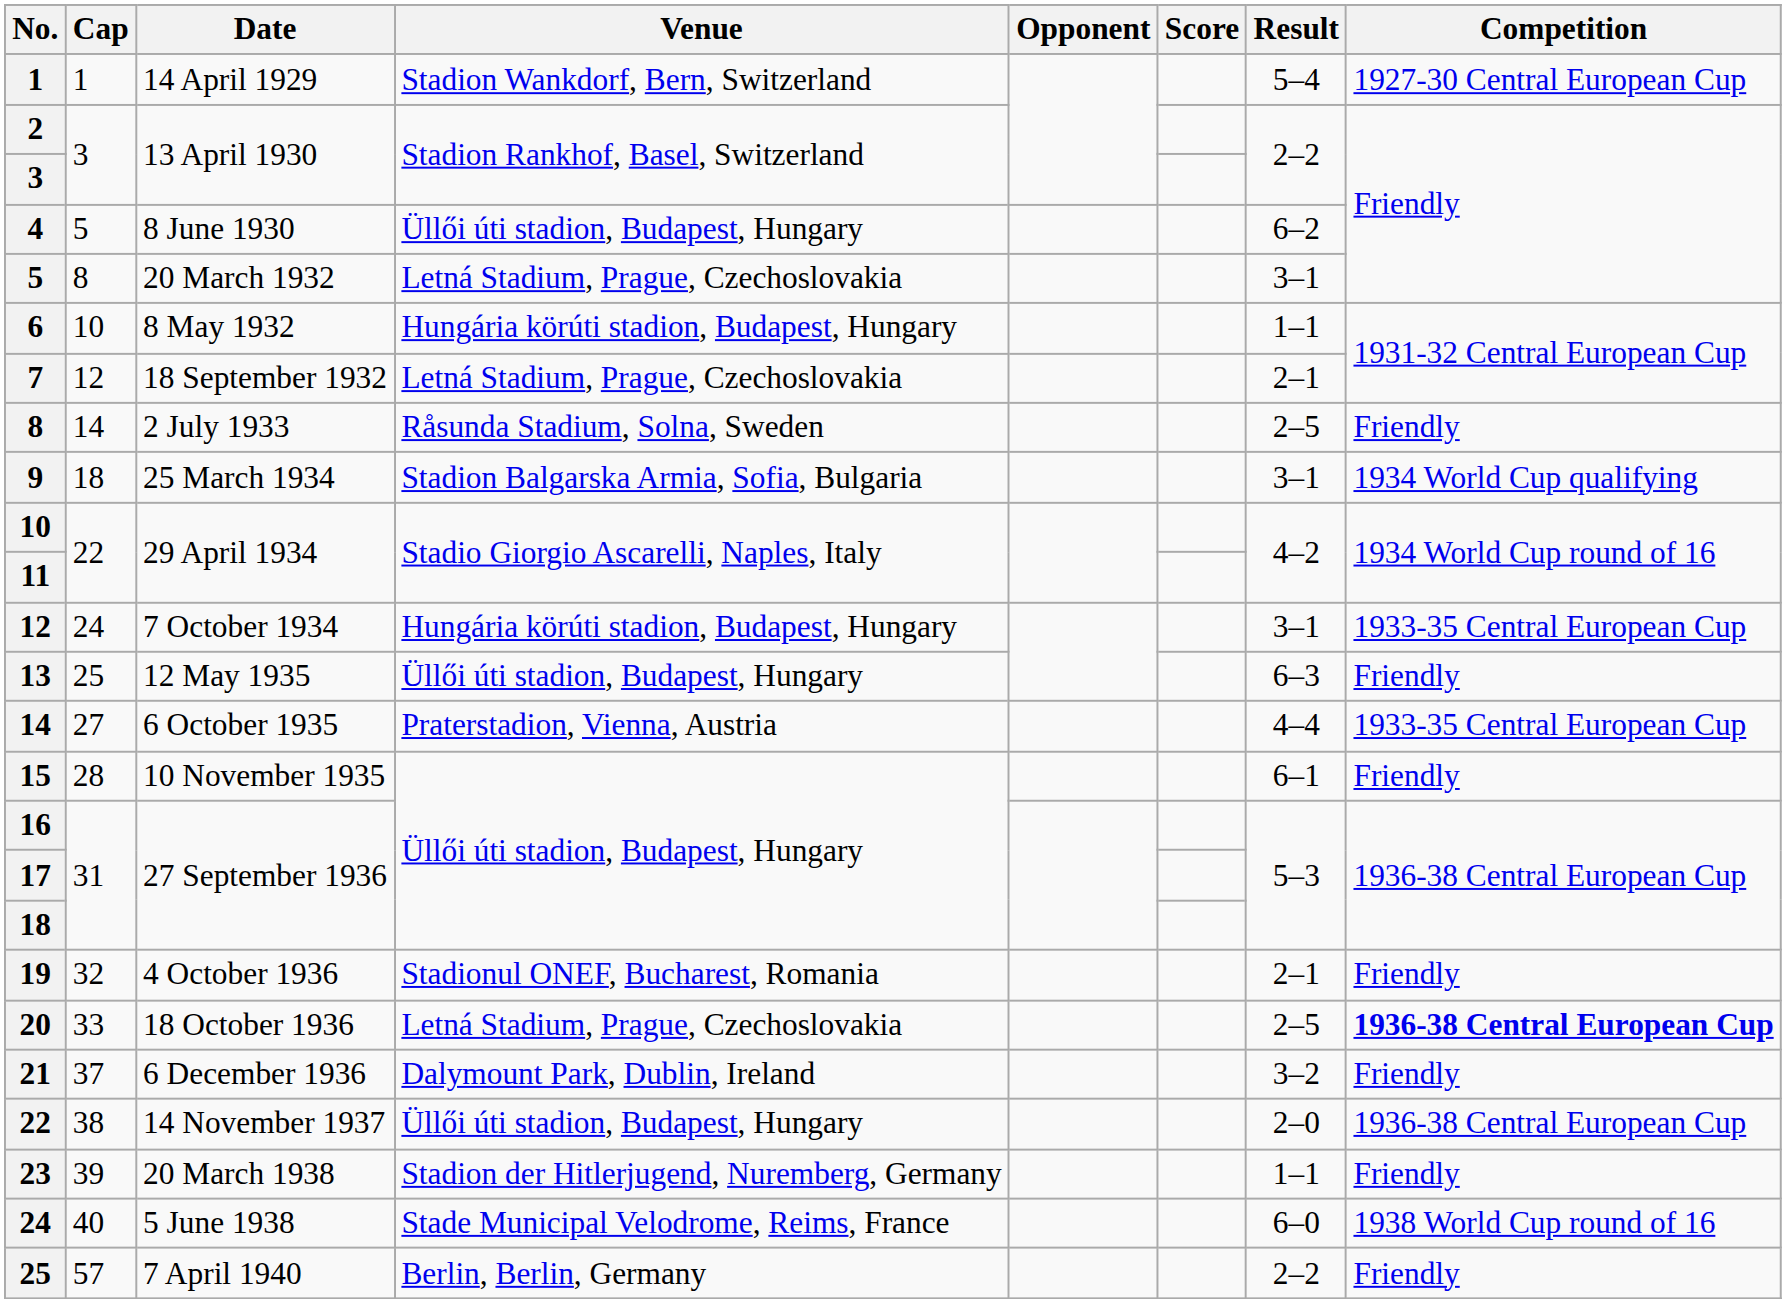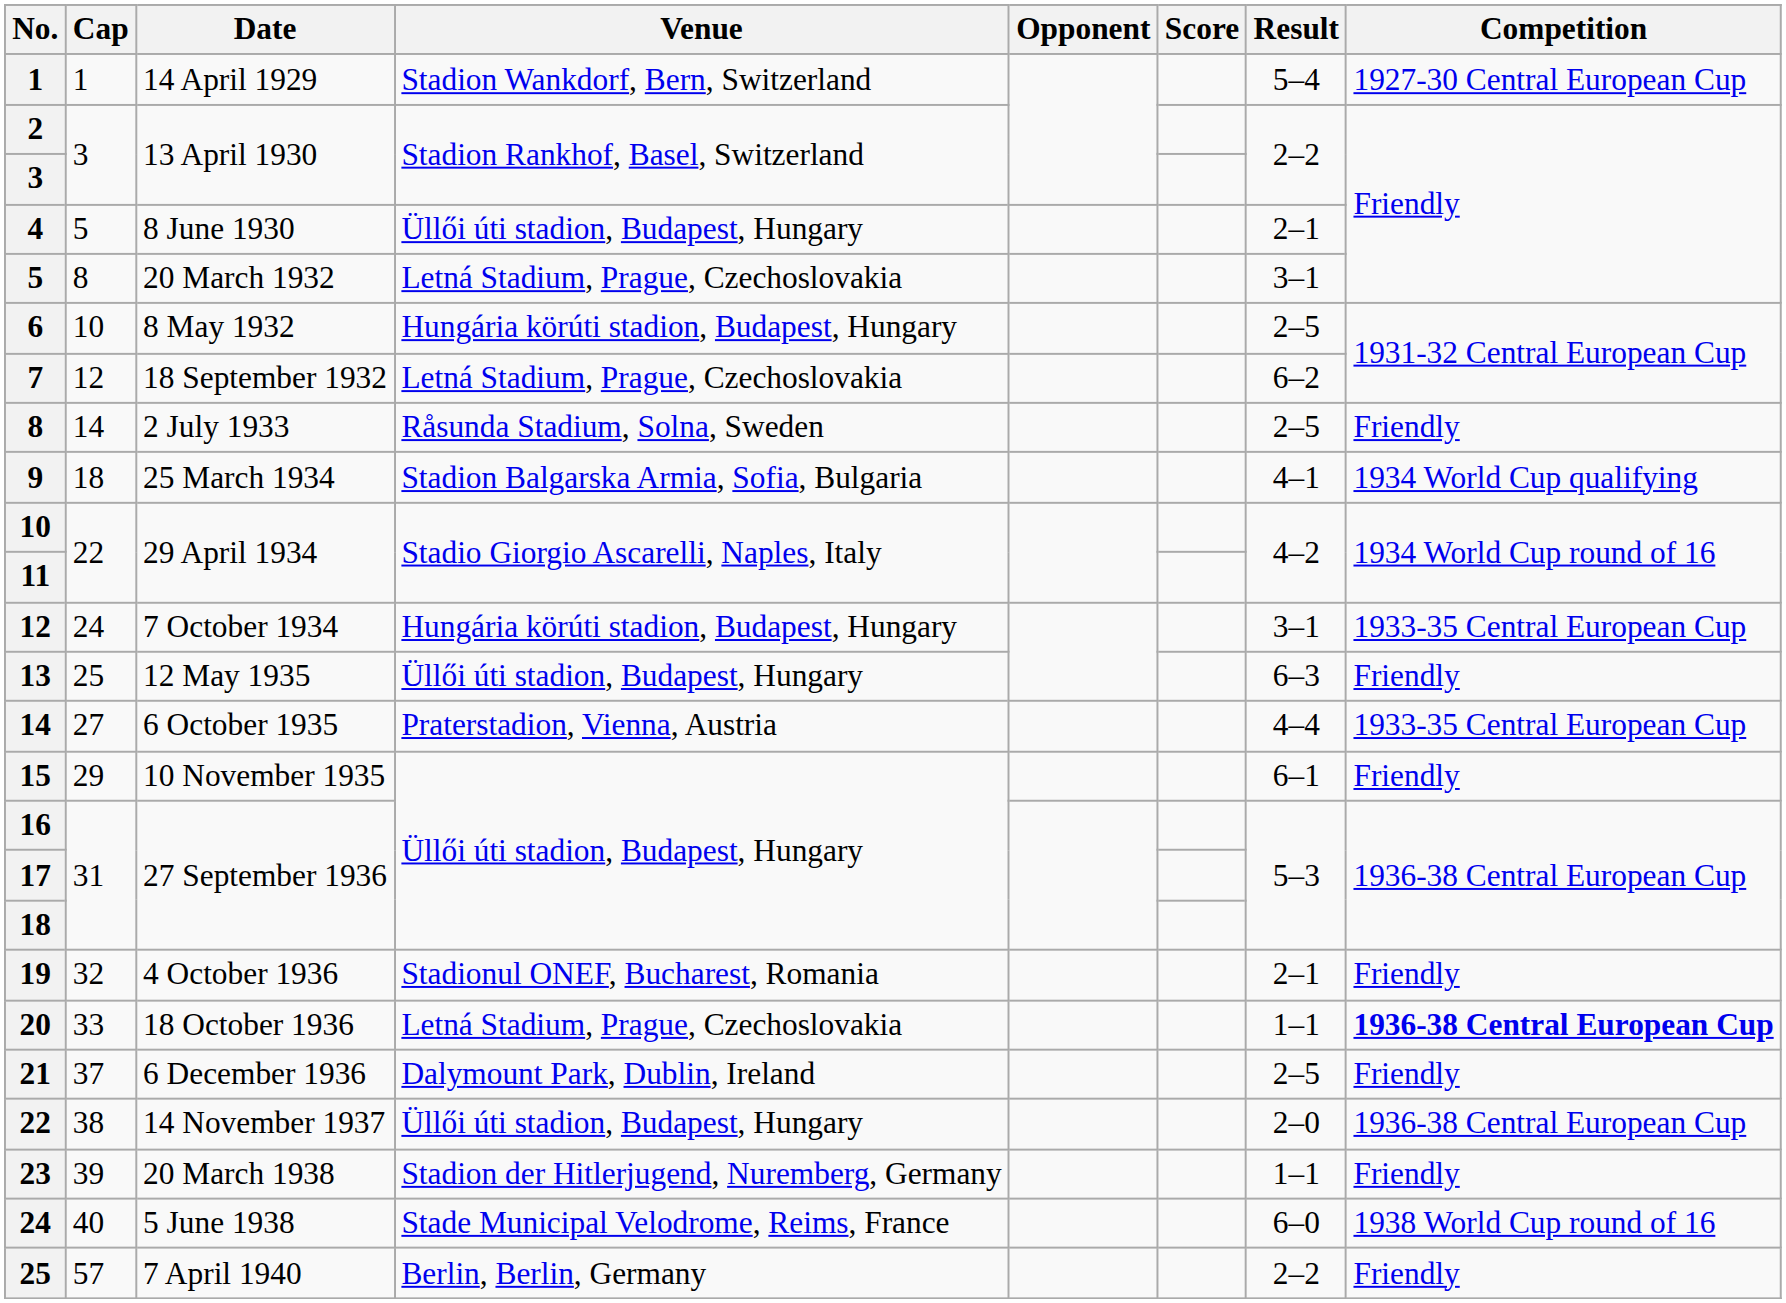(1296, 228) 6–2 -> (1296, 228) 2–1
(1296, 327) 1–1 -> (1296, 327) 2–5
(1296, 377) 2–1 -> (1296, 377) 6–2
(1296, 476) 3–1 -> (1296, 476) 4–1
(89, 775) 28 -> (89, 775) 29
(1296, 1024) 2–5 -> (1296, 1024) 1–1
(1296, 1073) 3–2 -> (1296, 1073) 2–5
